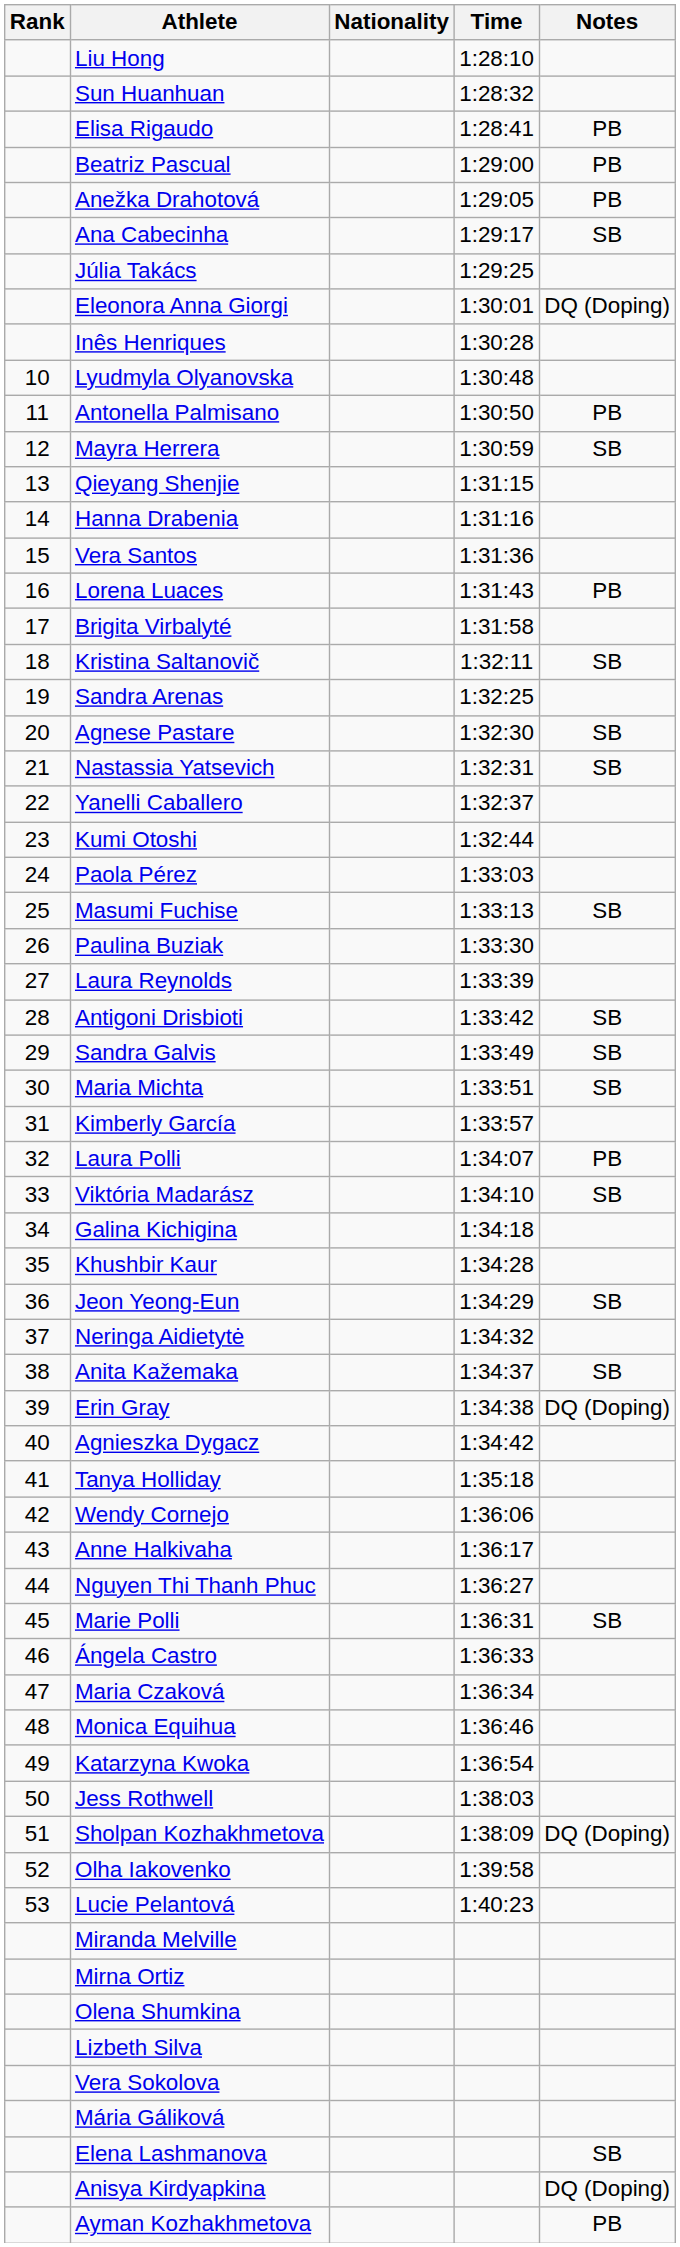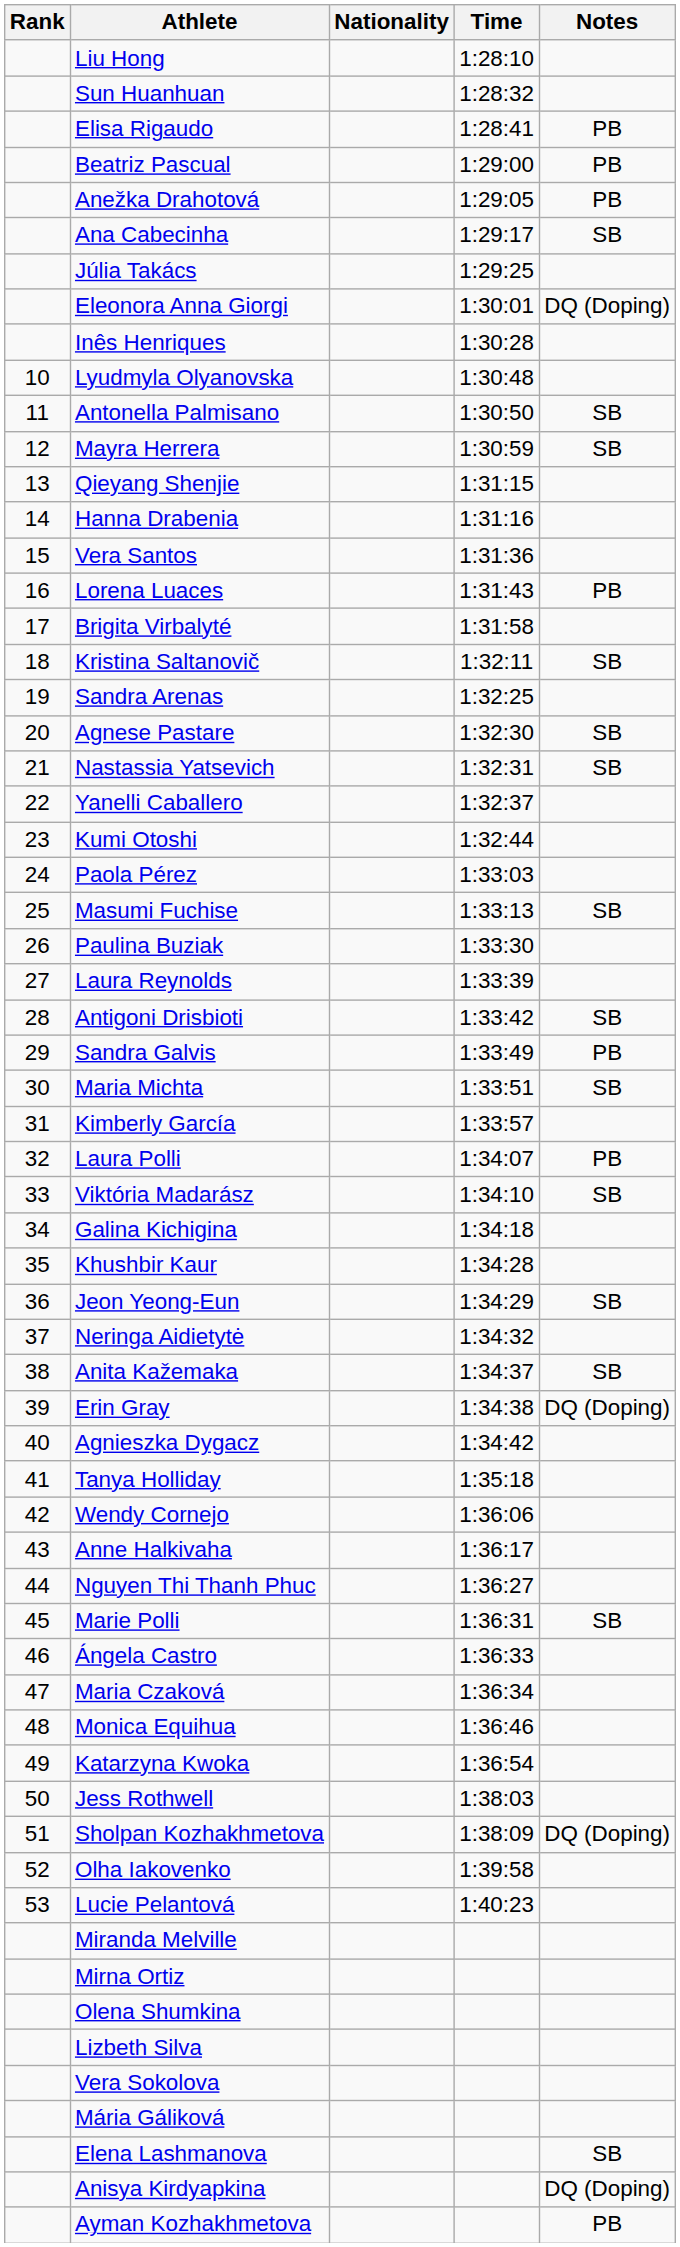(607, 413) PB -> (607, 413) SB
(607, 1052) SB -> (607, 1052) PB
